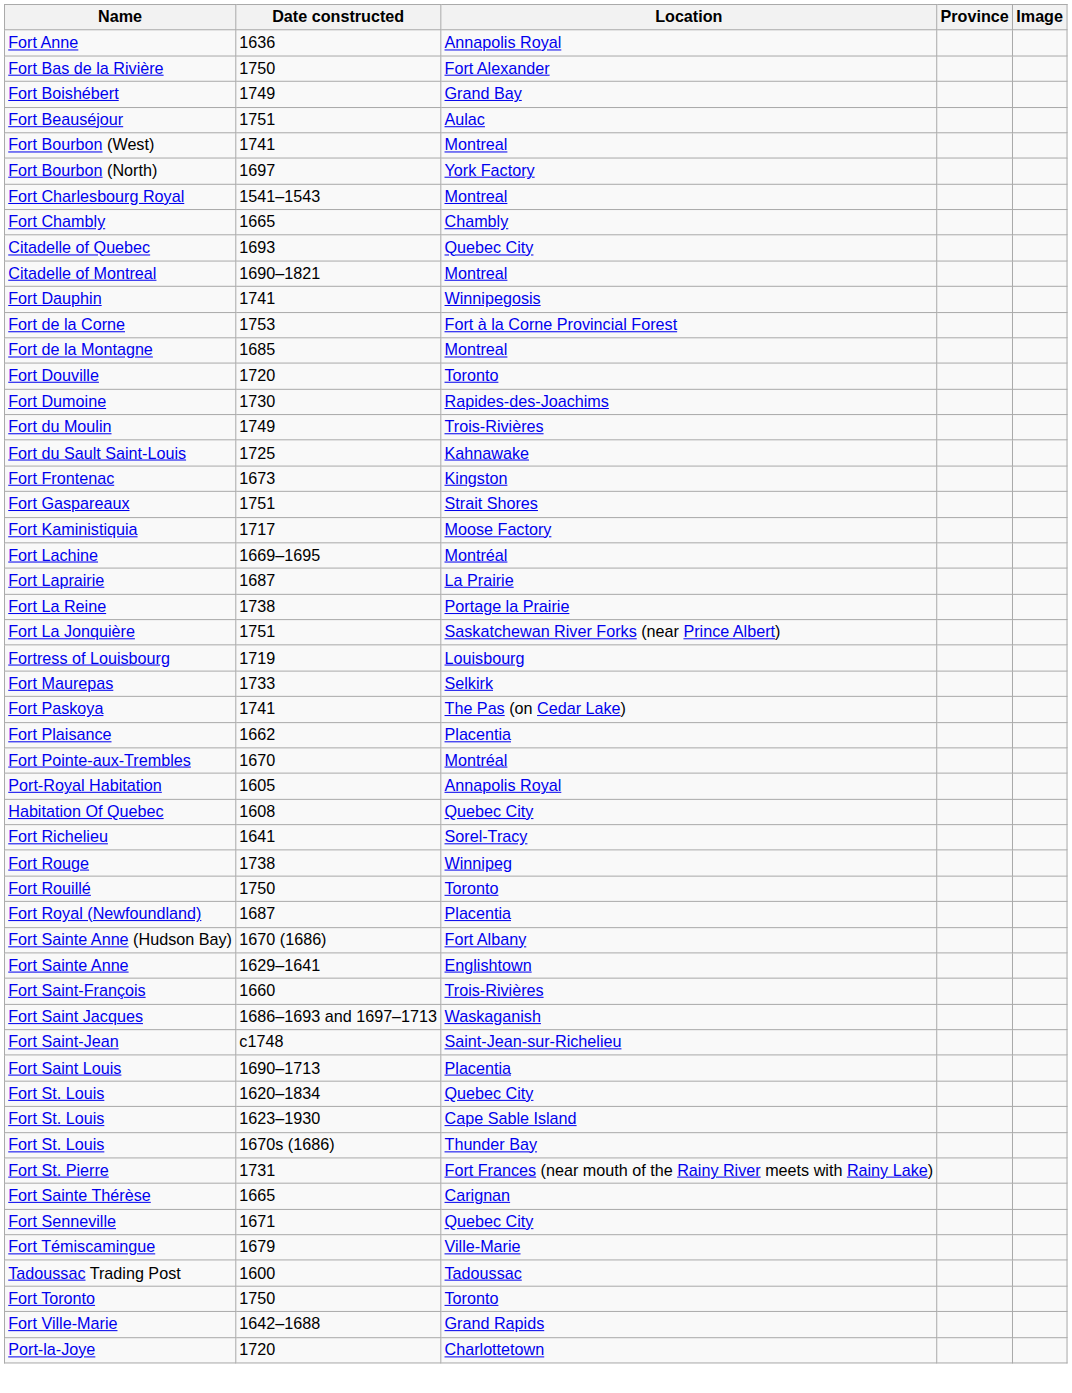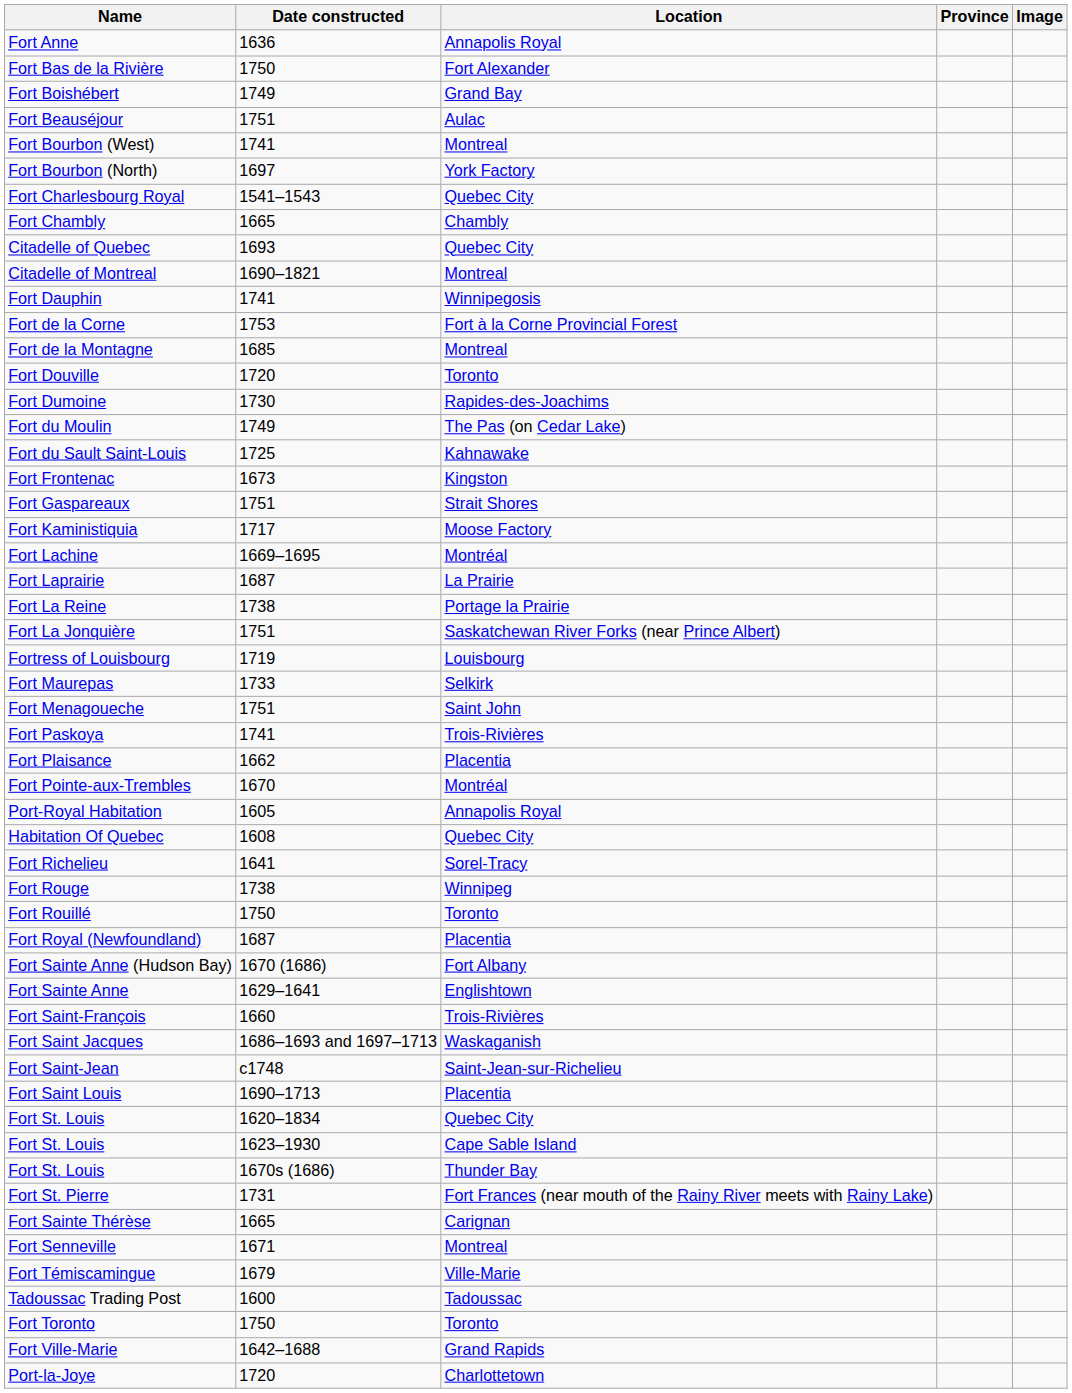(476, 196) Montreal -> (489, 196) Quebec City
(494, 427) Trois-Rivières -> (535, 427) The Pas (on Cedar Lake)
+ row: (76, 709)
(535, 709) The Pas (on Cedar Lake) -> (494, 734) Trois-Rivières
(489, 1221) Quebec City -> (476, 1247) Montreal
